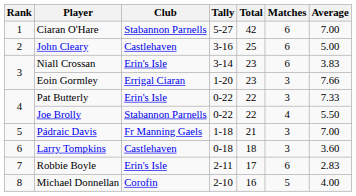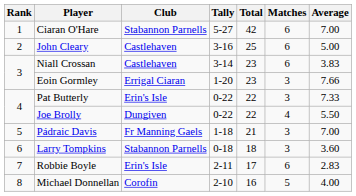(146, 64) Erin's Isle -> (150, 64) Castlehaven
(165, 115) Stabannon Parnells -> (145, 115) Dungiven
(150, 149) Castlehaven -> (165, 149) Stabannon Parnells
